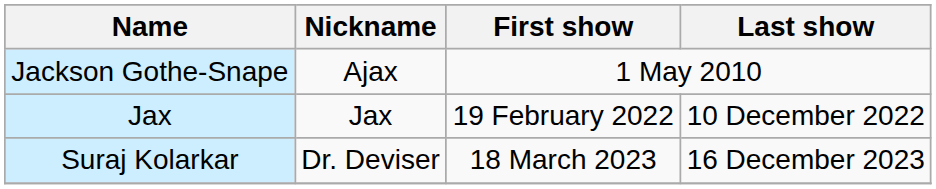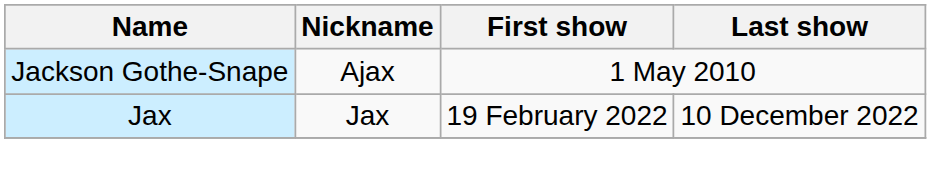- row: (150, 159)
